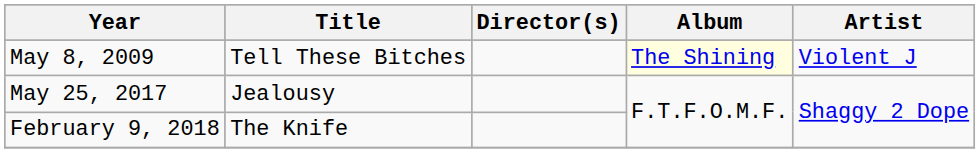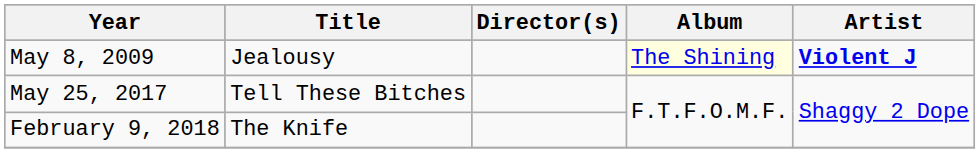(348, 58) Tell These Bitches -> (283, 58) Jealousy
(858, 58) normal -> (858, 58) bold
(283, 94) Jealousy -> (348, 94) Tell These Bitches
